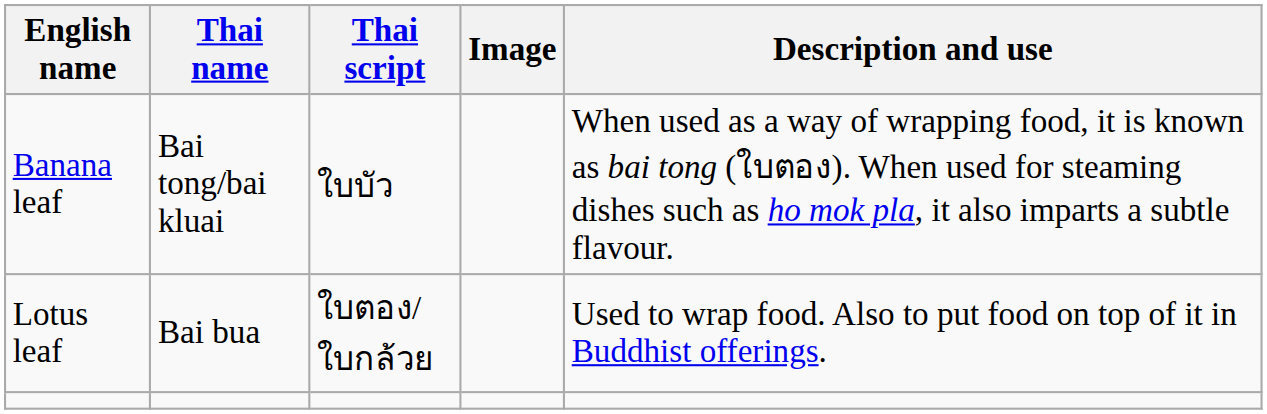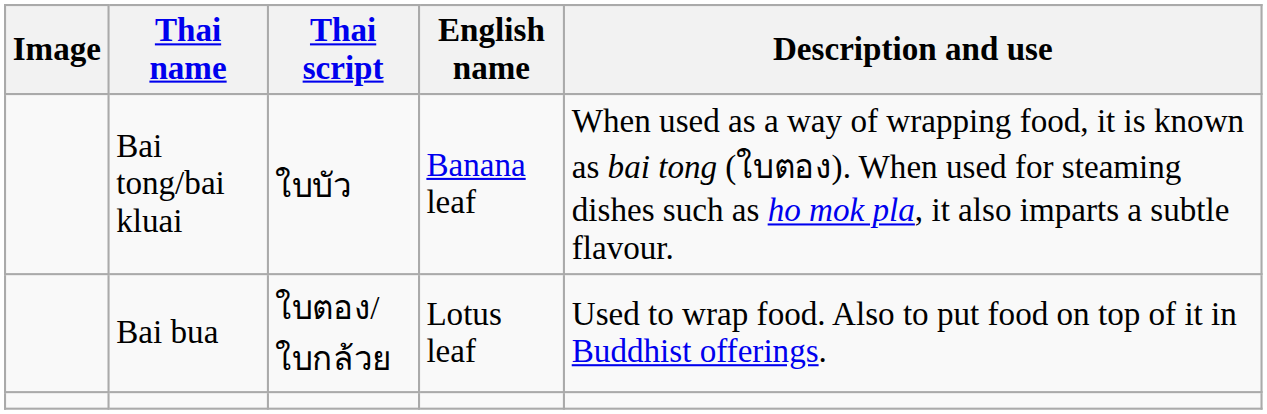columns swapped: (512, 49) <-> (78, 49)
